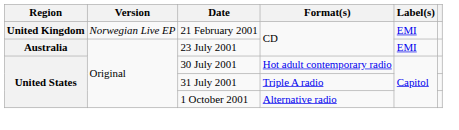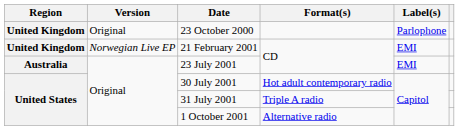+ row: (217, 30)
